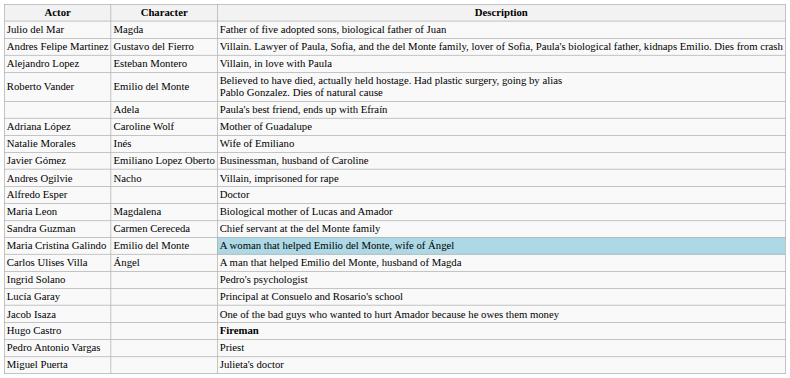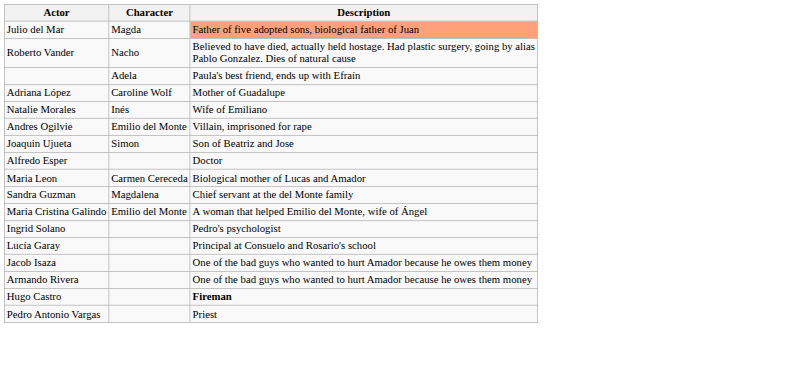(333, 30) no background -> (306, 30) lightsalmon background
- row: (58, 47)
- row: (43, 64)
(151, 87) Emilio del Monte -> (125, 53) Nacho
- row: (36, 161)
(128, 178) Nacho -> (149, 127) Emilio del Monte
+ row: (39, 144)
(137, 212) Magdalena -> (149, 178) Carmen Cereceda
(152, 229) Carmen Cereceda -> (135, 195) Magdalena
(337, 246) lightblue background -> (310, 212) no background
- row: (47, 263)
+ row: (43, 280)
- row: (37, 365)
